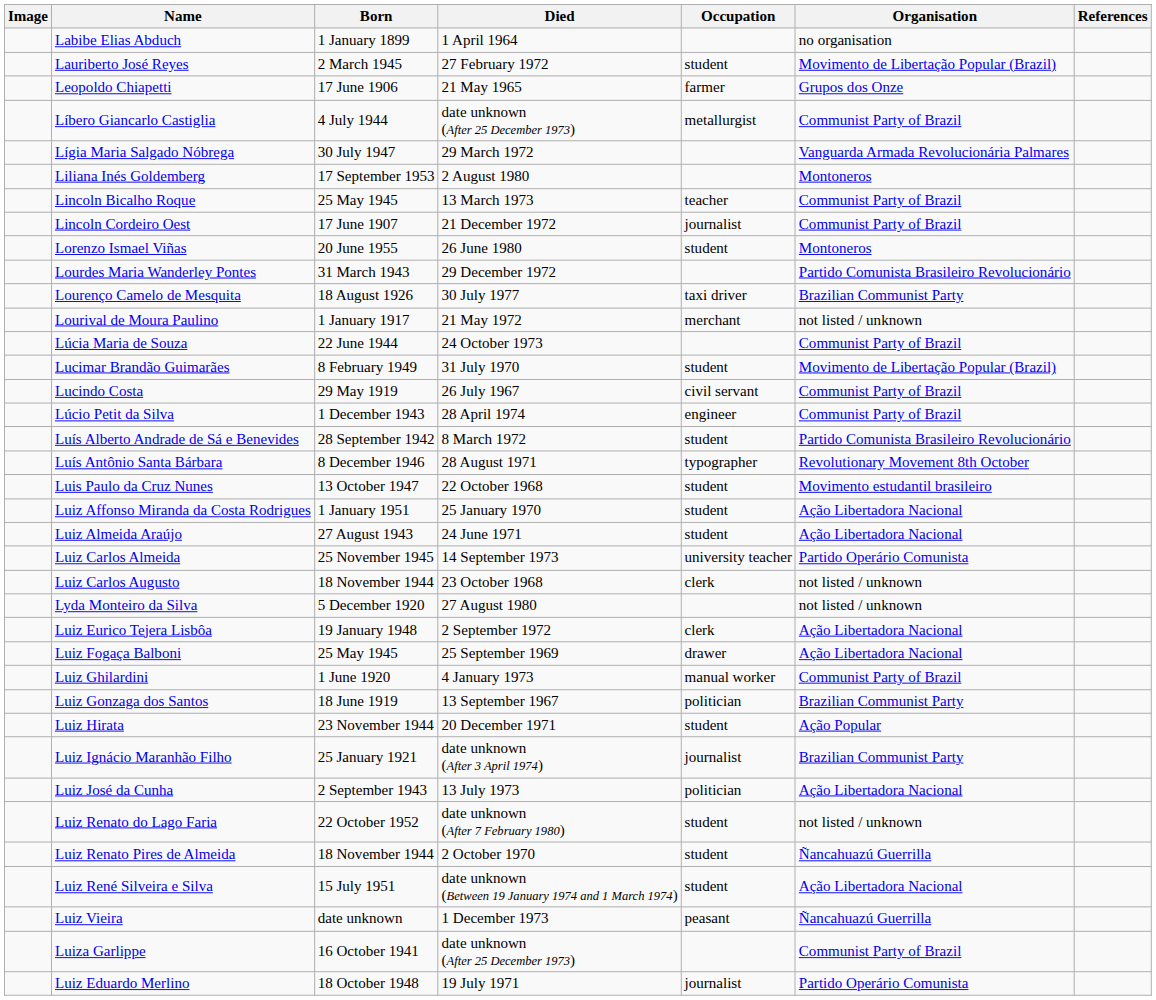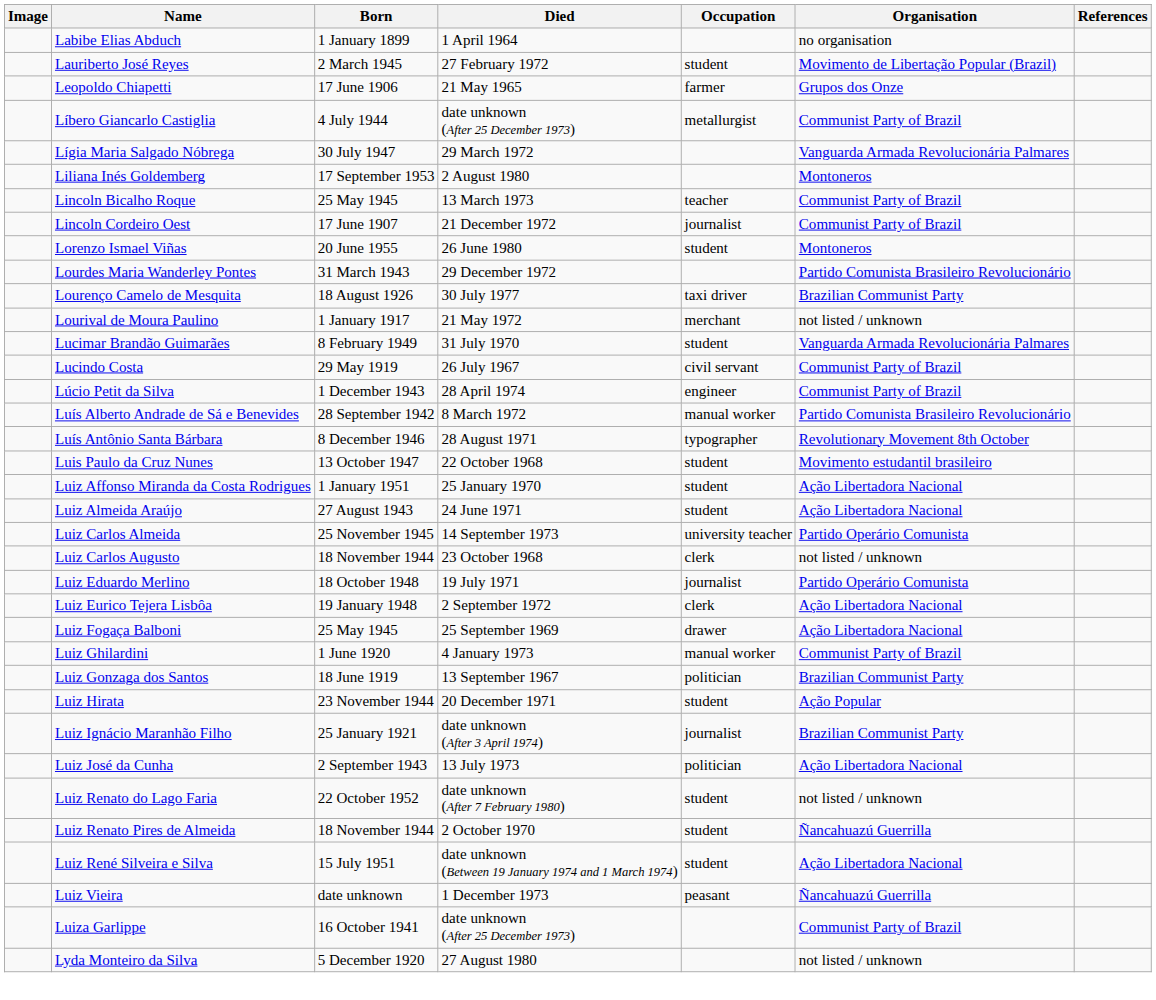- row: (121, 343)
(927, 367) Movimento de Libertação Popular (Brazil) -> (934, 343) Vanguarda Armada Revolucionária Palmares
(706, 438) student -> (730, 414) manual worker
rows swapped: (122, 983) <-> (126, 605)
